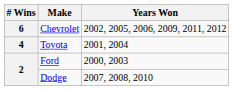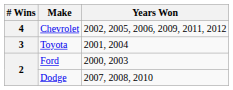(21, 29) 6 -> (21, 29) 4
(21, 45) 4 -> (21, 45) 3
